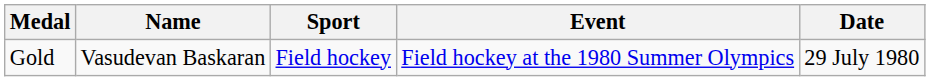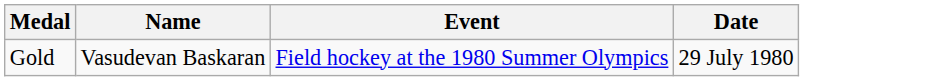- column: (333, 22)
